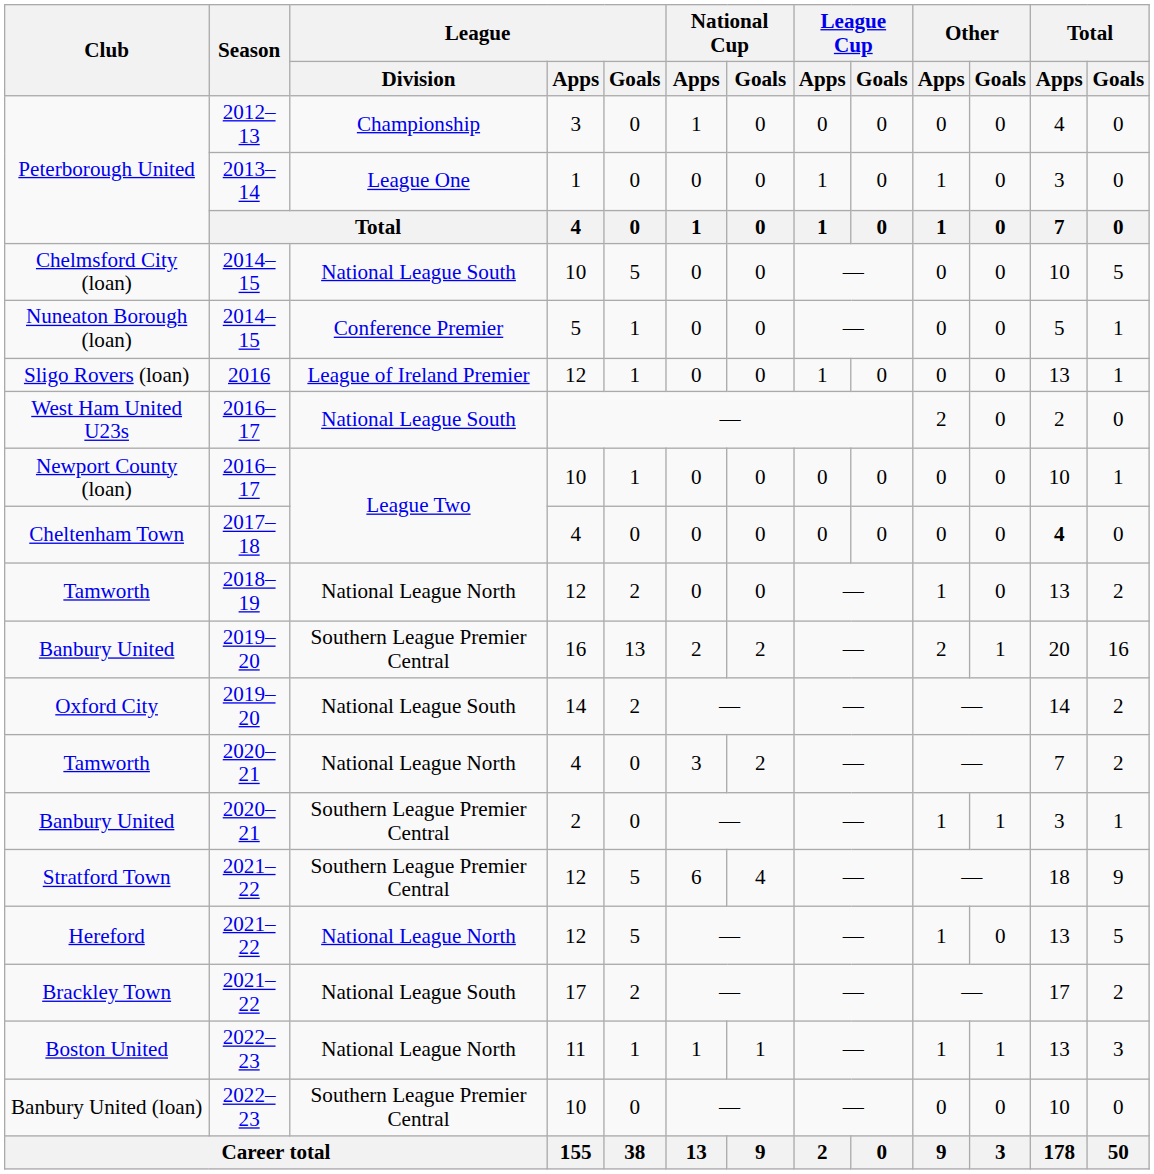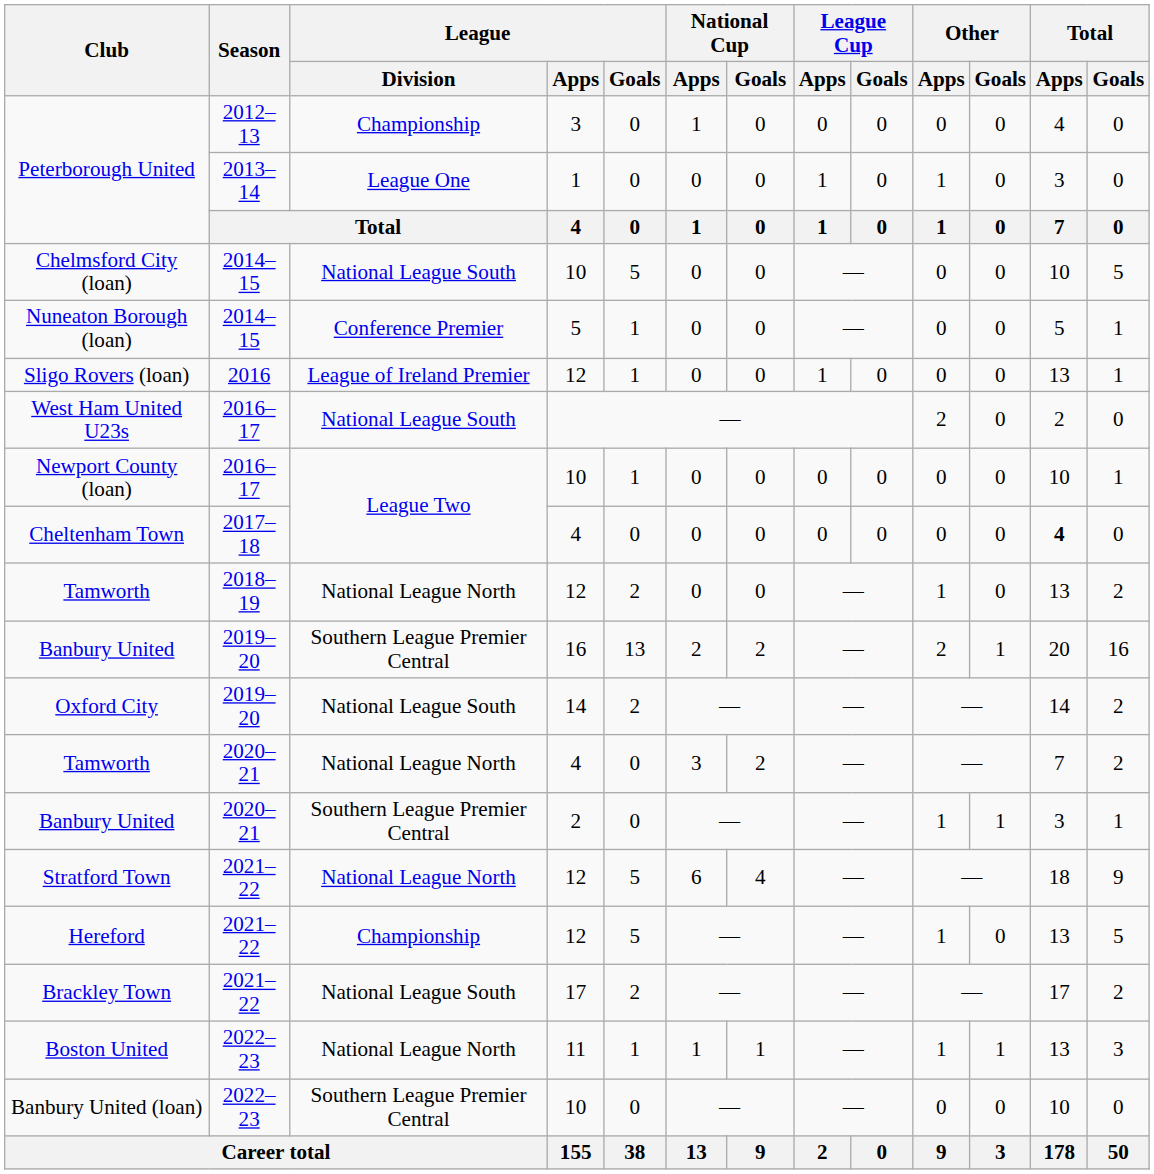(419, 877) Southern League Premier Central -> (419, 877) National League North
(419, 935) National League North -> (419, 935) Championship
